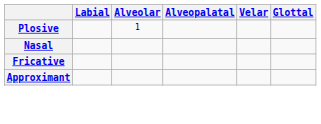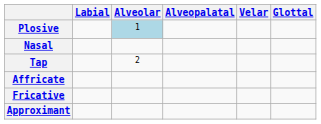(137, 27) no background -> (137, 27) lightblue background
+ row: (39, 63)
+ row: (39, 80)
